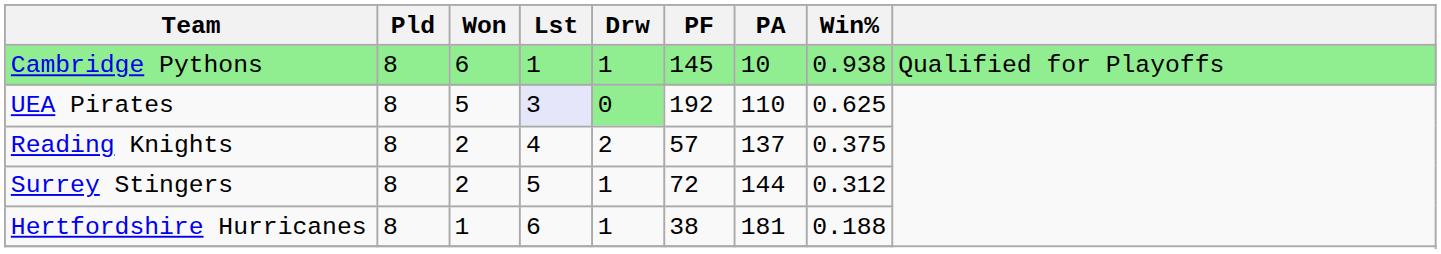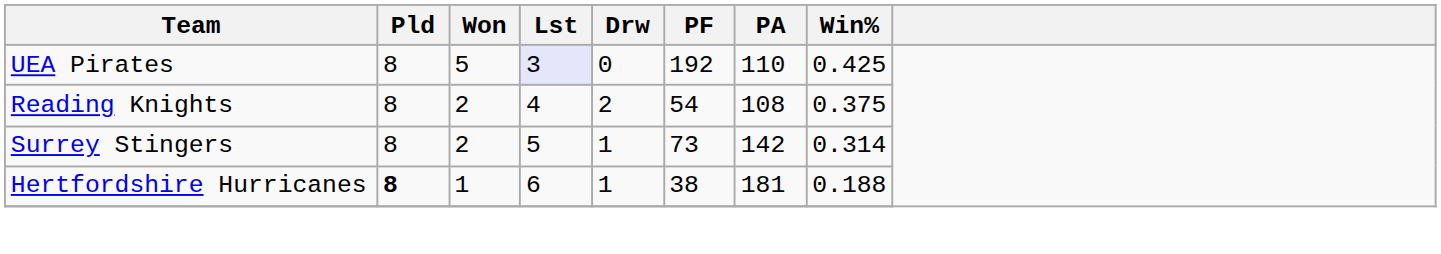- row: (137, 65)
(605, 106) lightgreen background -> (605, 65) no background
(849, 106) 0.625 -> (849, 65) 0.425
(684, 146) 57 -> (684, 106) 54
(763, 146) 137 -> (763, 106) 108
(684, 186) 72 -> (684, 146) 73
(763, 186) 144 -> (763, 146) 142
(849, 186) 0.312 -> (849, 146) 0.314
(390, 226) normal -> (390, 186) bold
